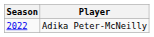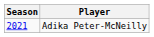(17, 26) 2022 -> (17, 26) 2021
